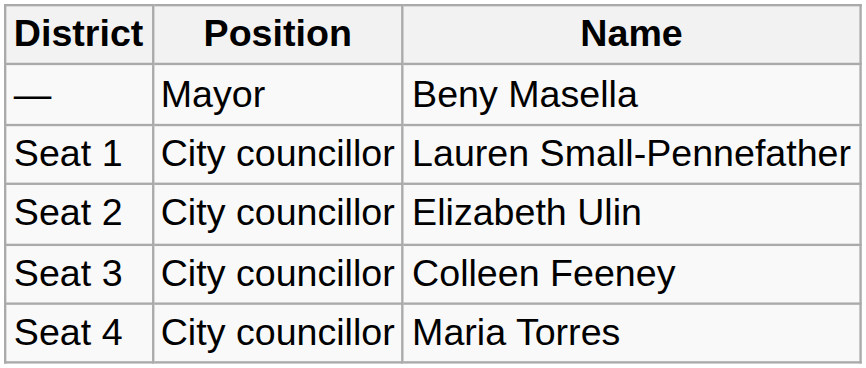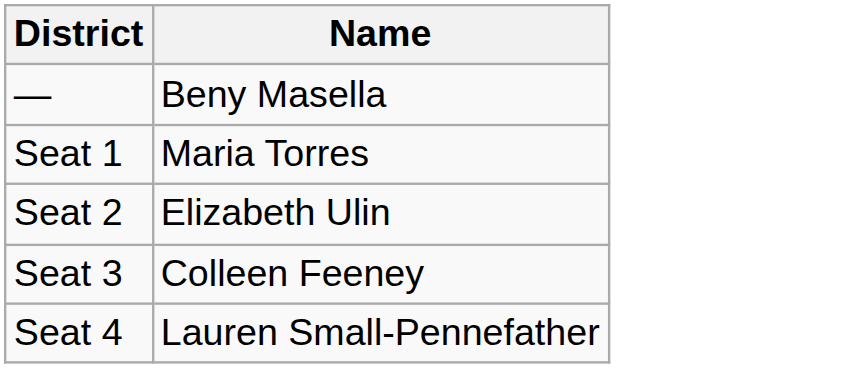- column: (278, 34)
(632, 153) Lauren Small-Pennefather -> (265, 153) Maria Torres
(516, 332) Maria Torres -> (380, 332) Lauren Small-Pennefather
